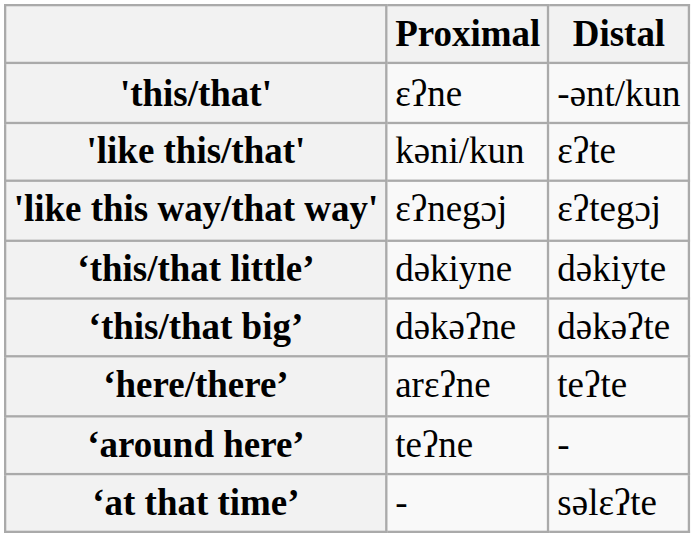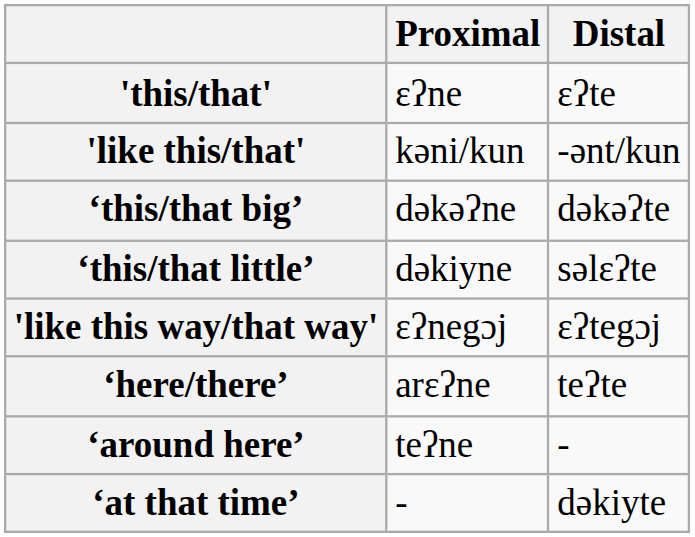(619, 92) -ənt/kun -> (587, 92) ɛʔte
(587, 151) ɛʔte -> (619, 151) -ənt/kun
rows swapped: (196, 209) <-> (196, 326)
(612, 268) dəkiyte -> (607, 268) səlɛʔte
(607, 502) səlɛʔte -> (612, 502) dəkiyte
